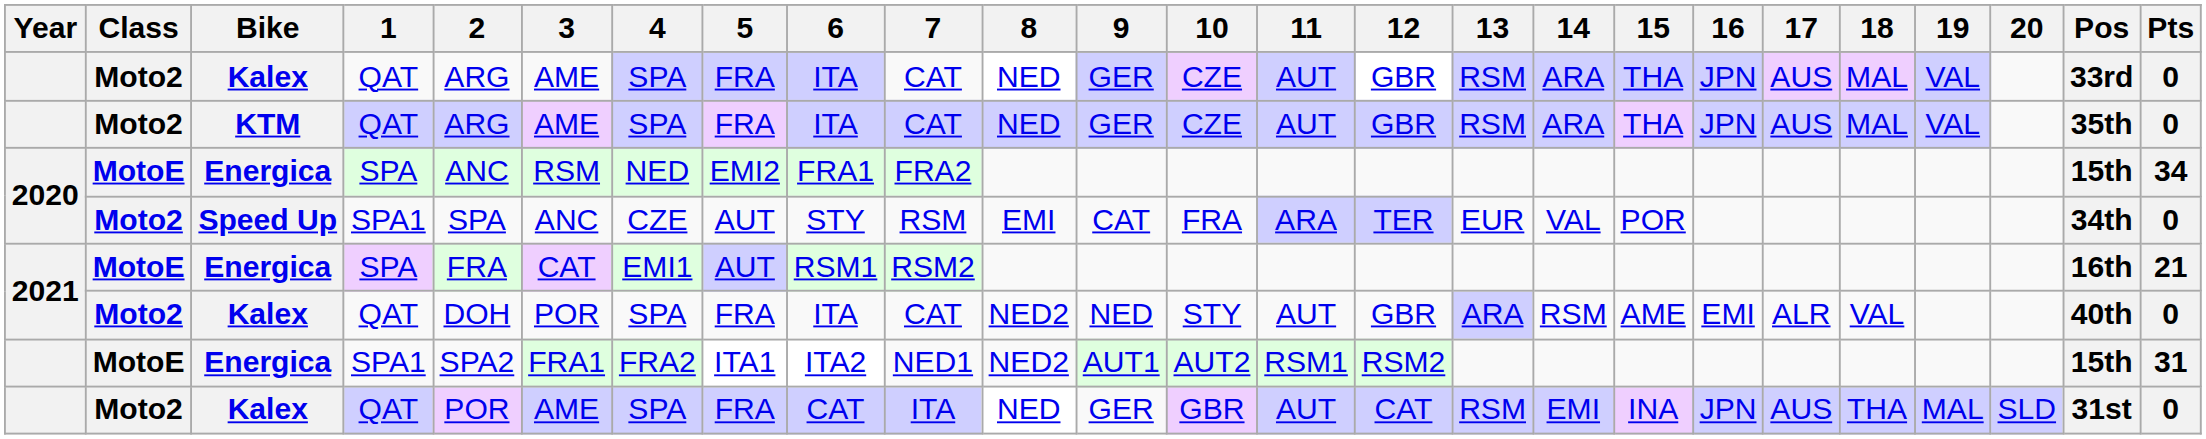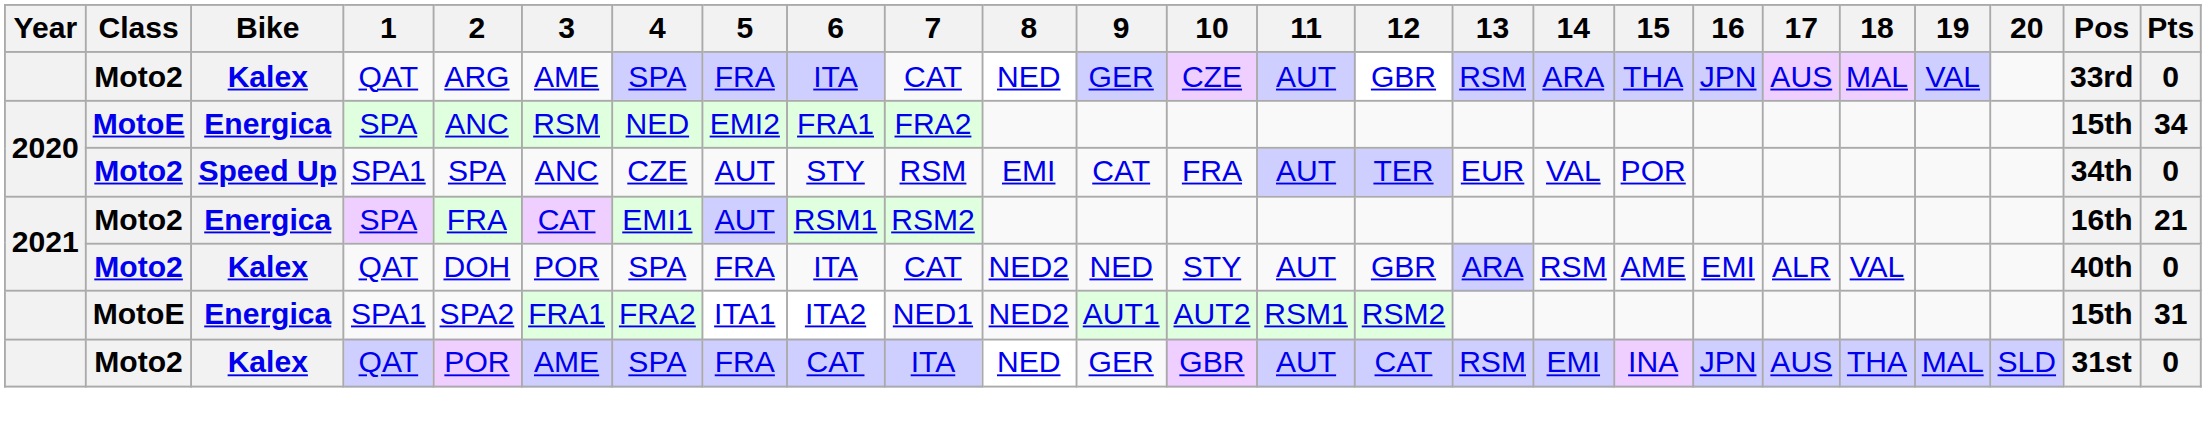- row: (45, 124)
(1306, 219) ARA -> (1306, 171) AUT
(139, 266) MotoE -> (139, 219) Moto2
